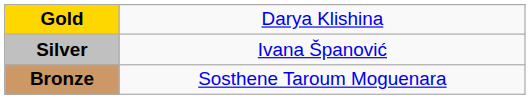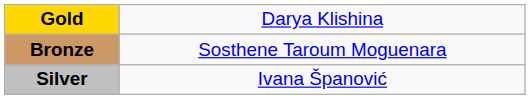rows swapped: (62, 49) <-> (62, 79)
